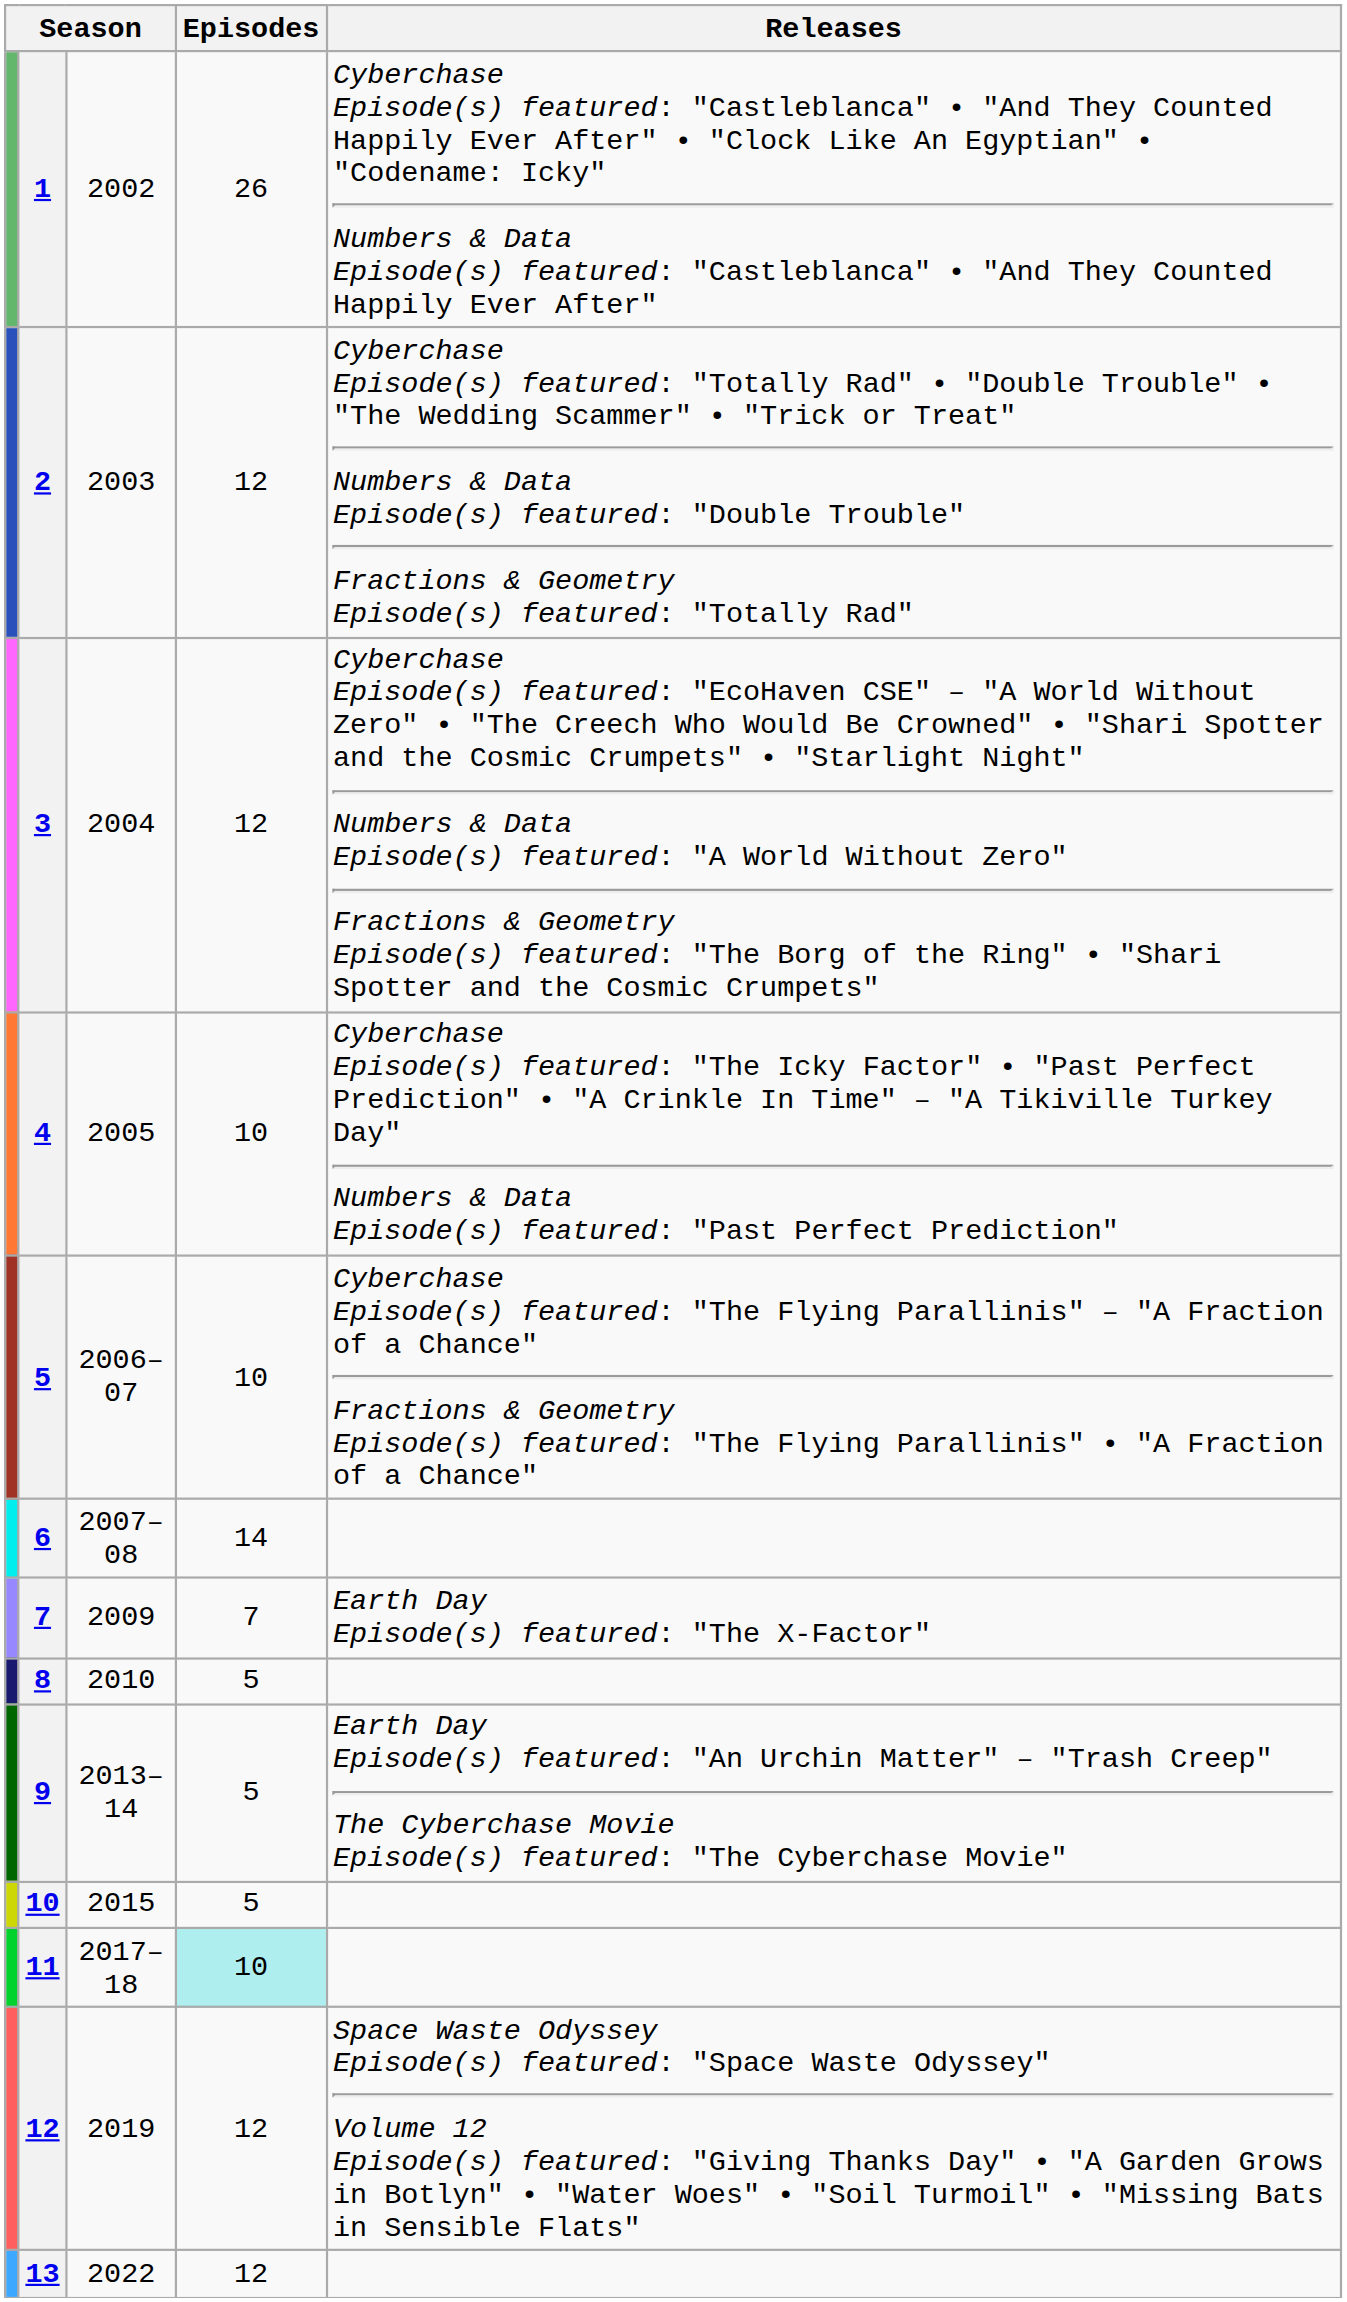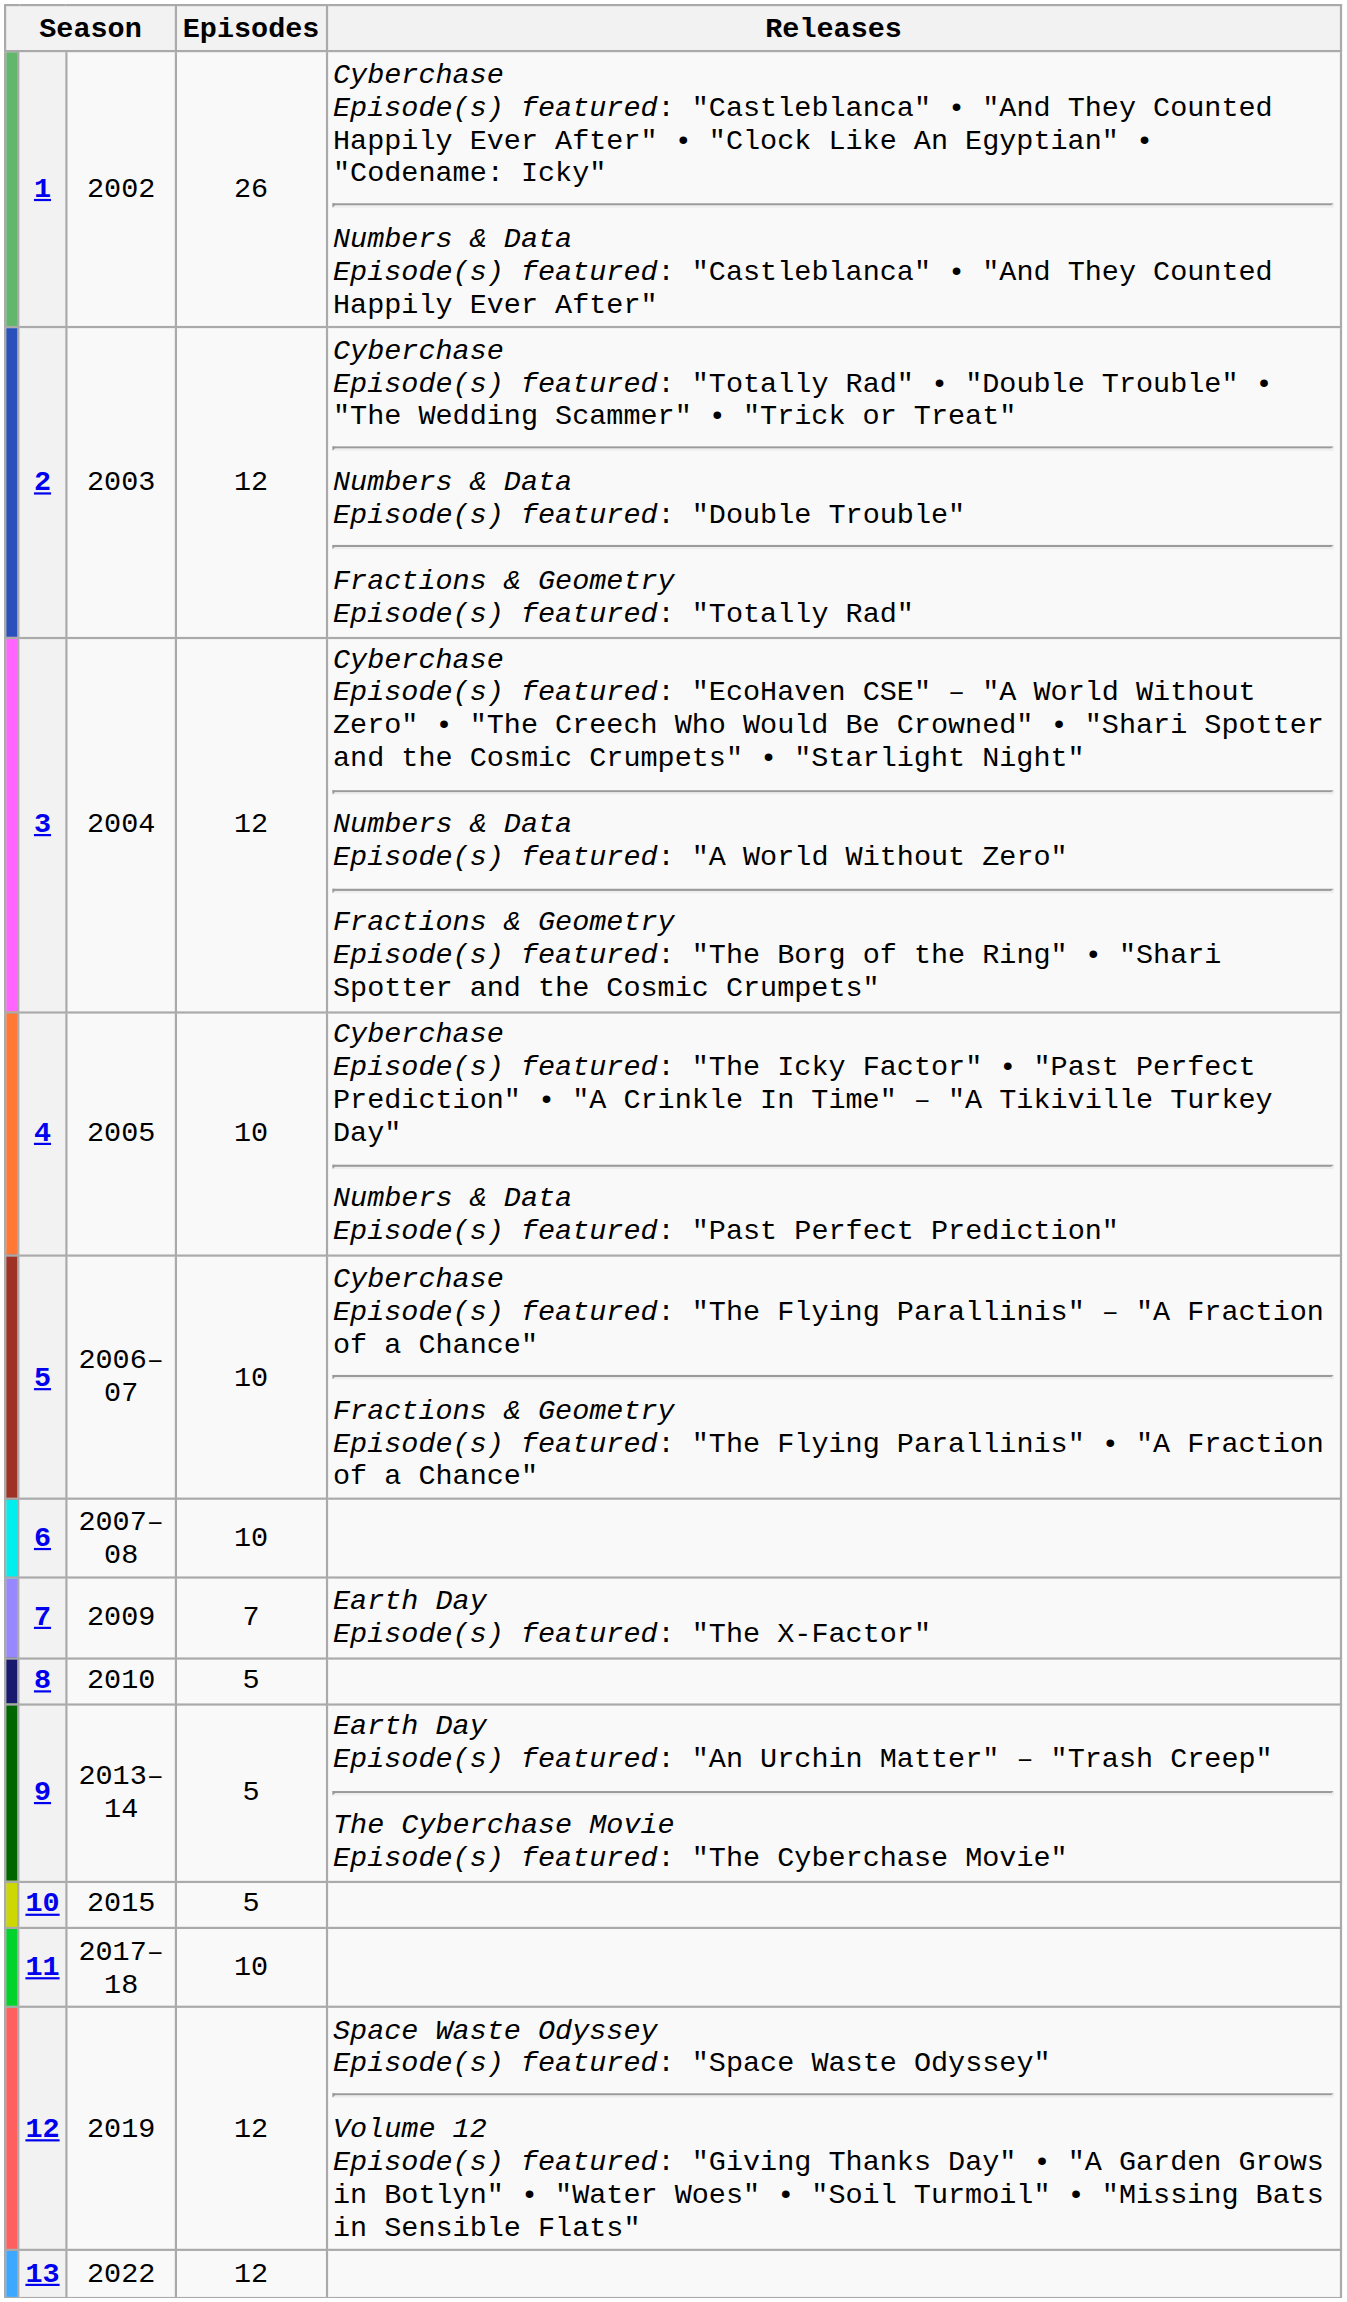(251, 1539) 14 -> (251, 1539) 10
(251, 1968) paleturquoise background -> (251, 1968) no background
